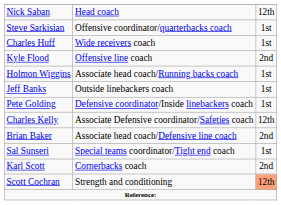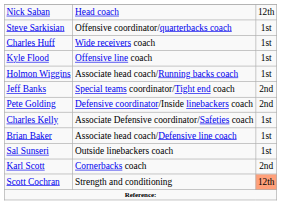(266, 58) 2nd -> (266, 58) 1st
(124, 89) Outside linebackers coach -> (155, 89) Special teams coordinator/Tight end coach
(266, 89) 1st -> (266, 89) 2nd
(266, 105) 1st -> (266, 105) 2nd
(266, 120) 12th -> (266, 120) 1st
(266, 136) 2nd -> (266, 136) 1st
(155, 151) Special teams coordinator/Tight end coach -> (124, 151) Outside linebackers coach
